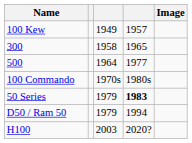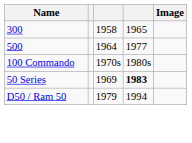- row: (26, 29)
(106, 96) 1979 -> (106, 79) 1969
- row: (18, 130)
